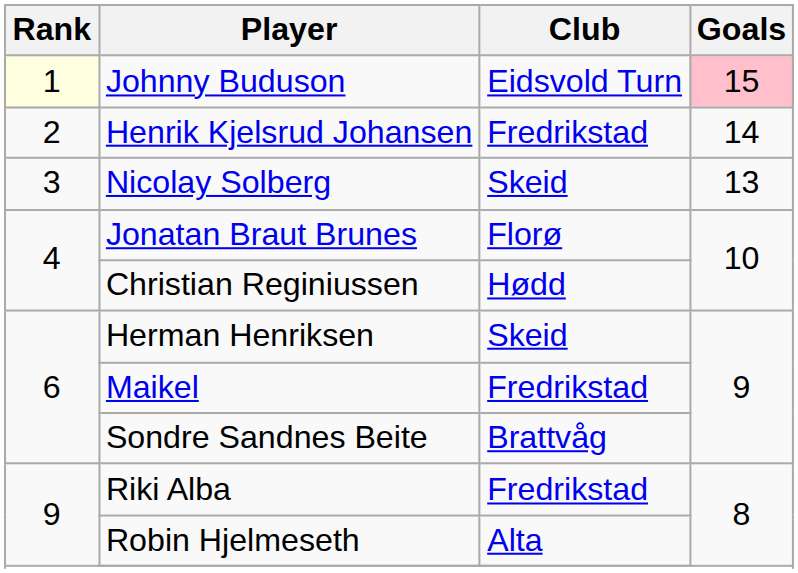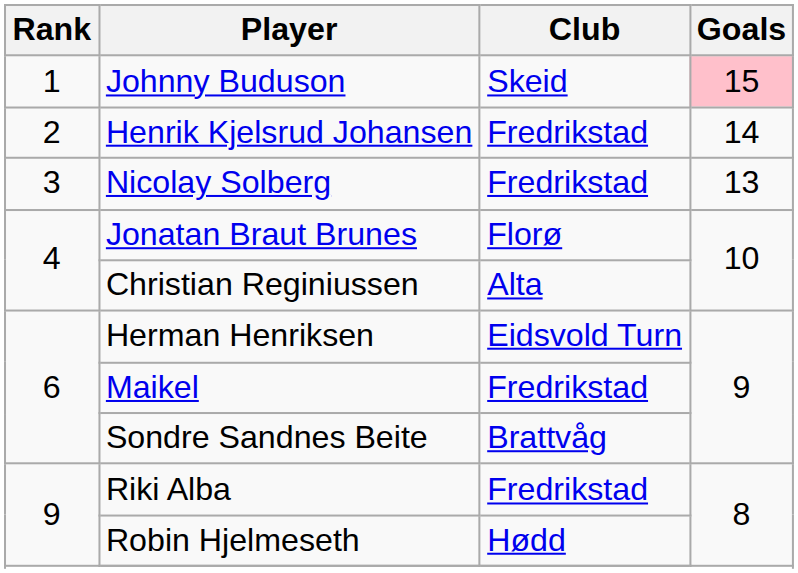(52, 81) lightyellow background -> (52, 81) no background
(585, 81) Eidsvold Turn -> (527, 81) Skeid
(527, 183) Skeid -> (568, 183) Fredrikstad
(527, 285) Hødd -> (515, 285) Alta
(527, 336) Skeid -> (585, 336) Eidsvold Turn
(515, 540) Alta -> (527, 540) Hødd
